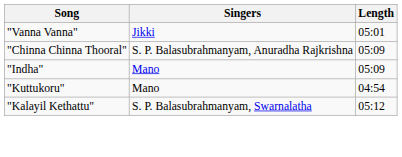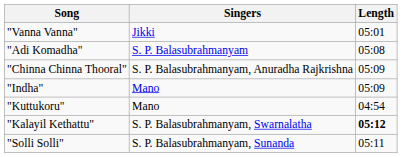+ row: (45, 50)
(372, 106) normal -> (372, 124) bold
+ row: (35, 143)
